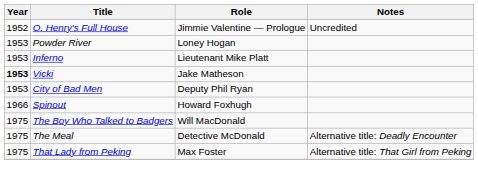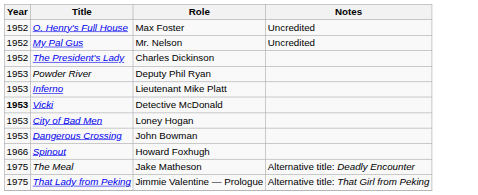(241, 27) Jimmie Valentine — Prologue -> (160, 27) Max Foster
+ row: (58, 43)
+ row: (78, 58)
(206, 43) Loney Hogan -> (173, 74) Deputy Phil Ryan
(211, 74) Jake Matheson -> (179, 105) Detective McDonald
(215, 89) Deputy Phil Ryan -> (164, 120) Loney Hogan
+ row: (77, 136)
- row: (103, 120)
(221, 136) Detective McDonald -> (169, 167) Jake Matheson
(202, 151) Max Foster -> (199, 182) Jimmie Valentine — Prologue
